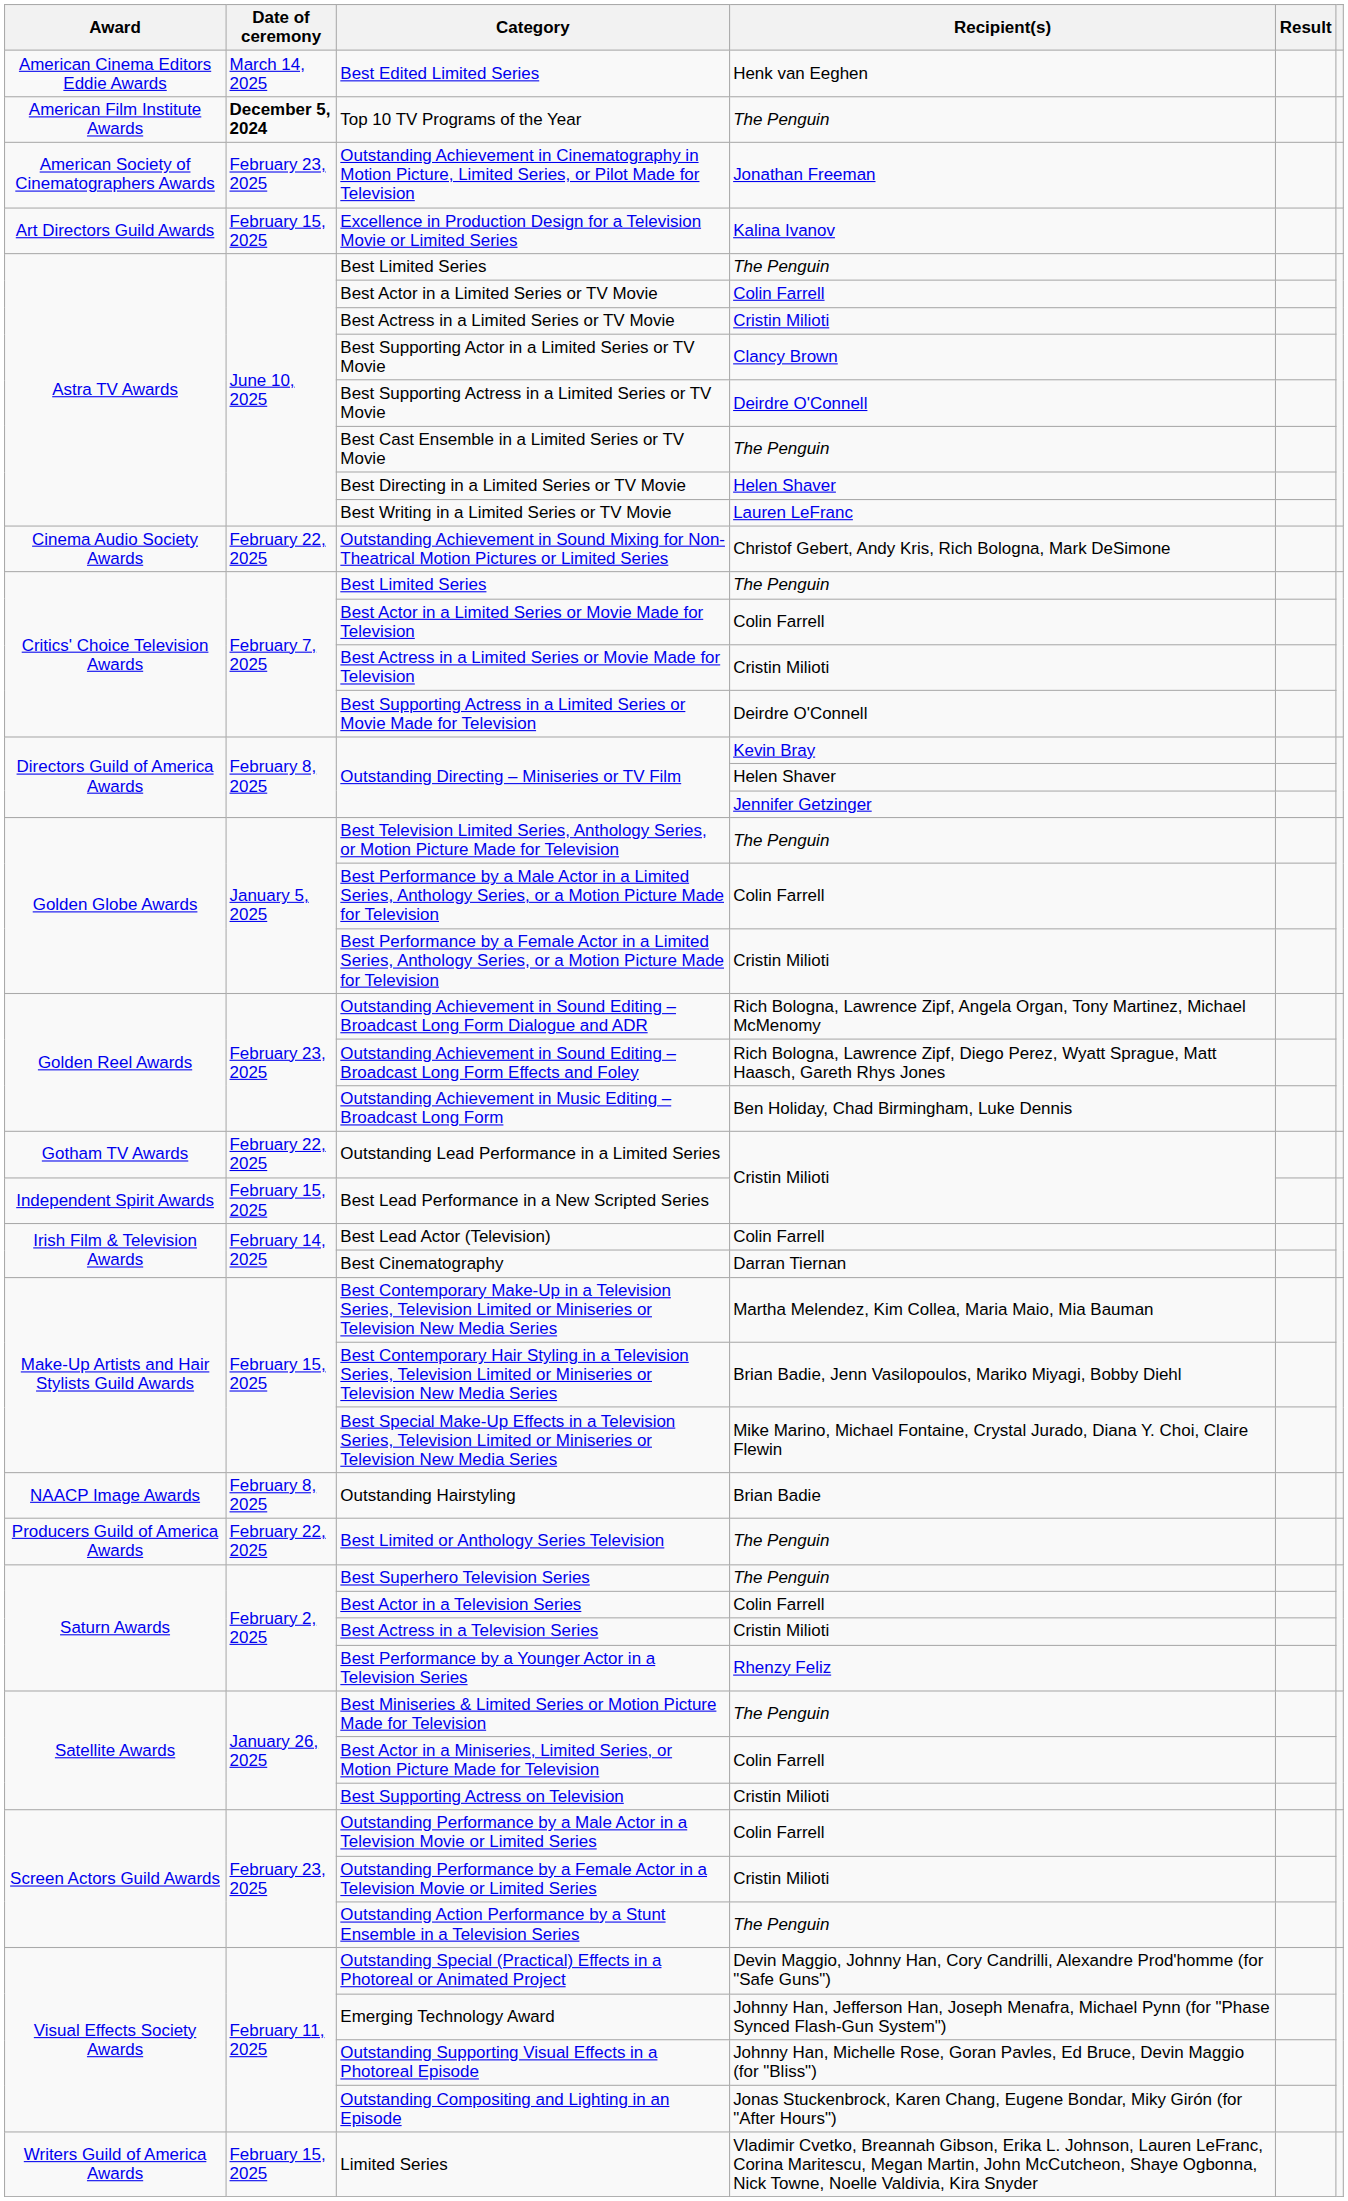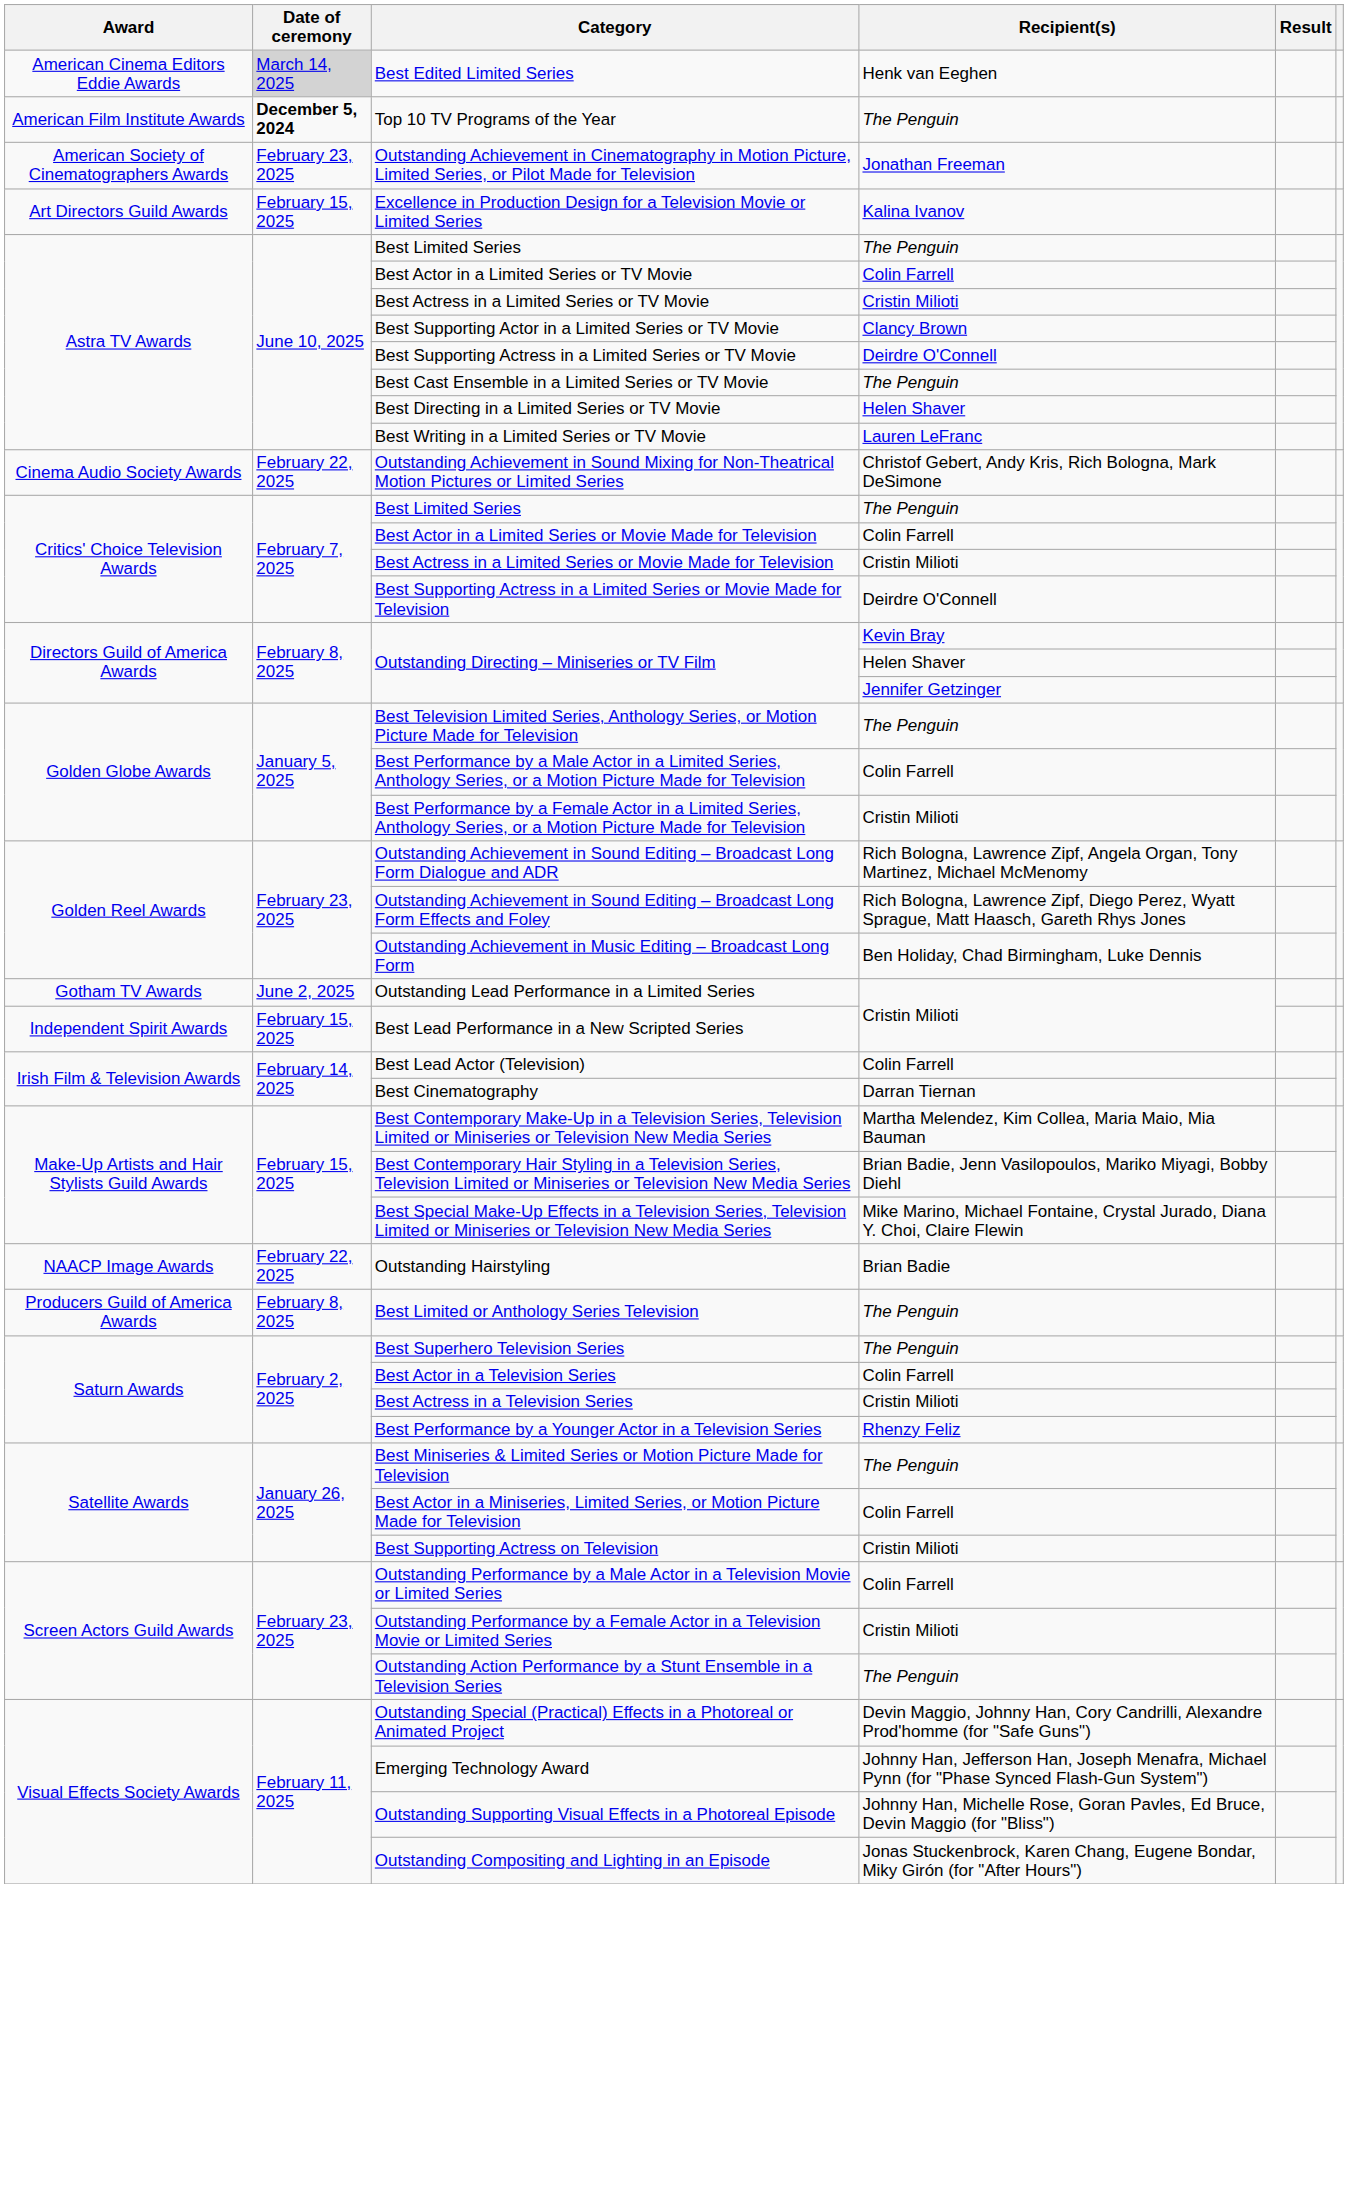(267, 73) no background -> (294, 73) lightgrey background
(278, 1154) February 22, 2025 -> (305, 992) June 2, 2025
(273, 1495) February 8, 2025 -> (304, 1266) February 22, 2025
(278, 1541) February 22, 2025 -> (300, 1312) February 8, 2025
- row: (394, 2164)
